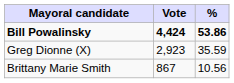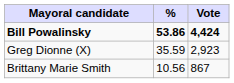columns swapped: (174, 13) <-> (212, 13)
